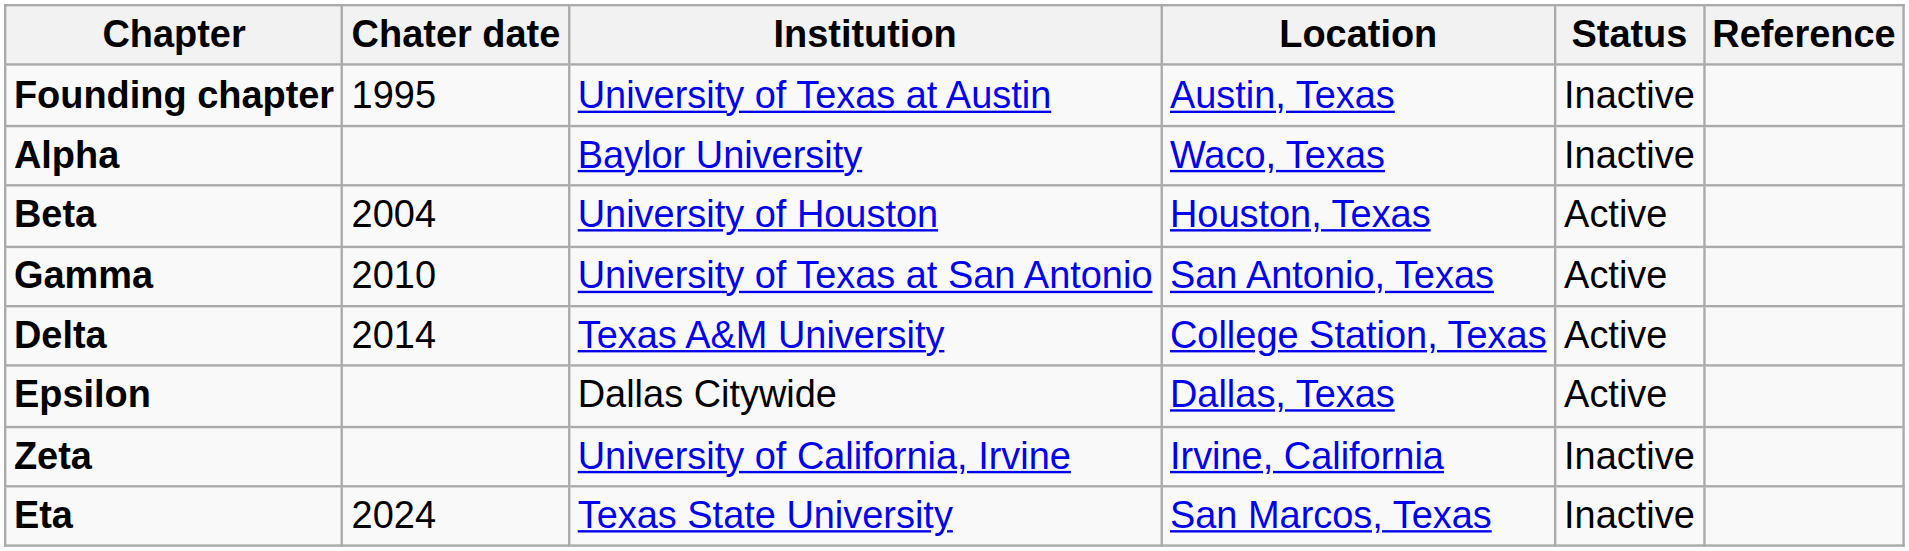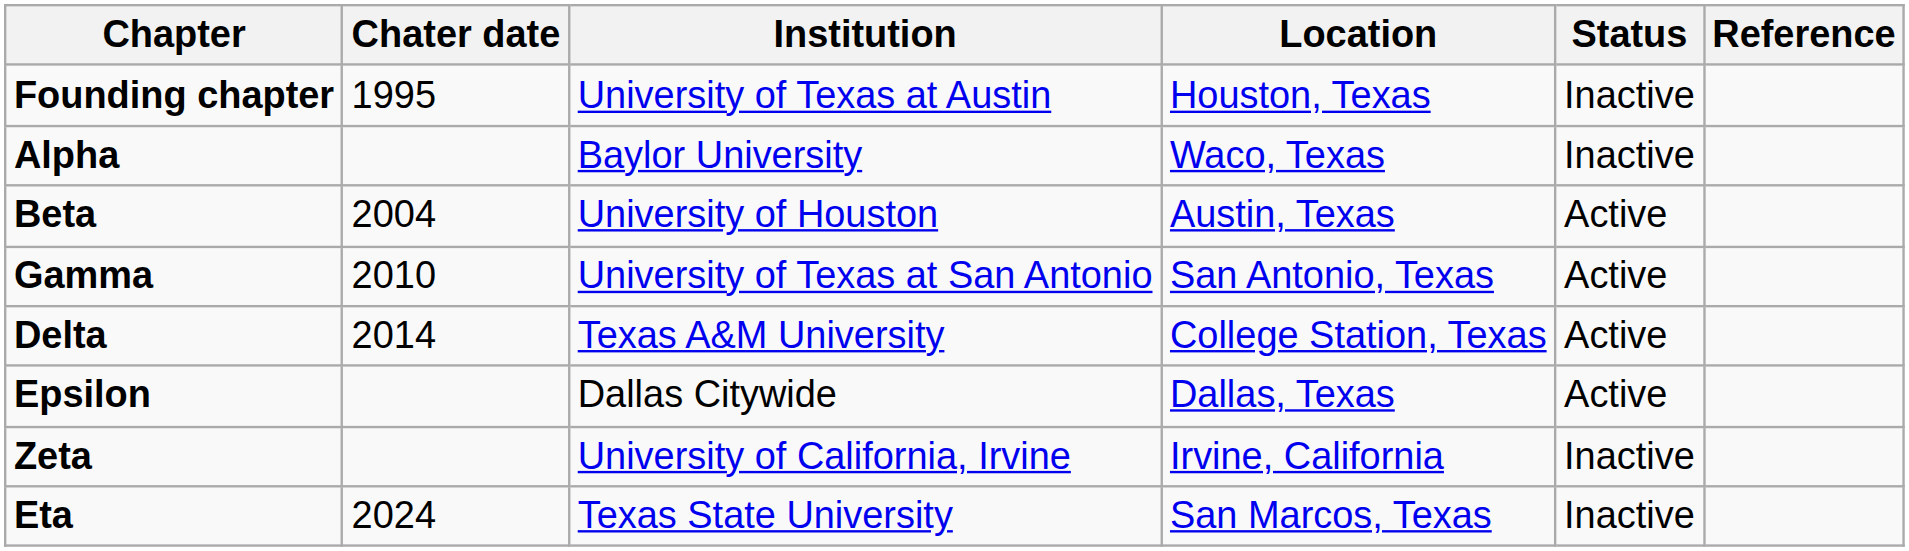(1282, 94) Austin, Texas -> (1300, 94) Houston, Texas
(1300, 214) Houston, Texas -> (1282, 214) Austin, Texas
